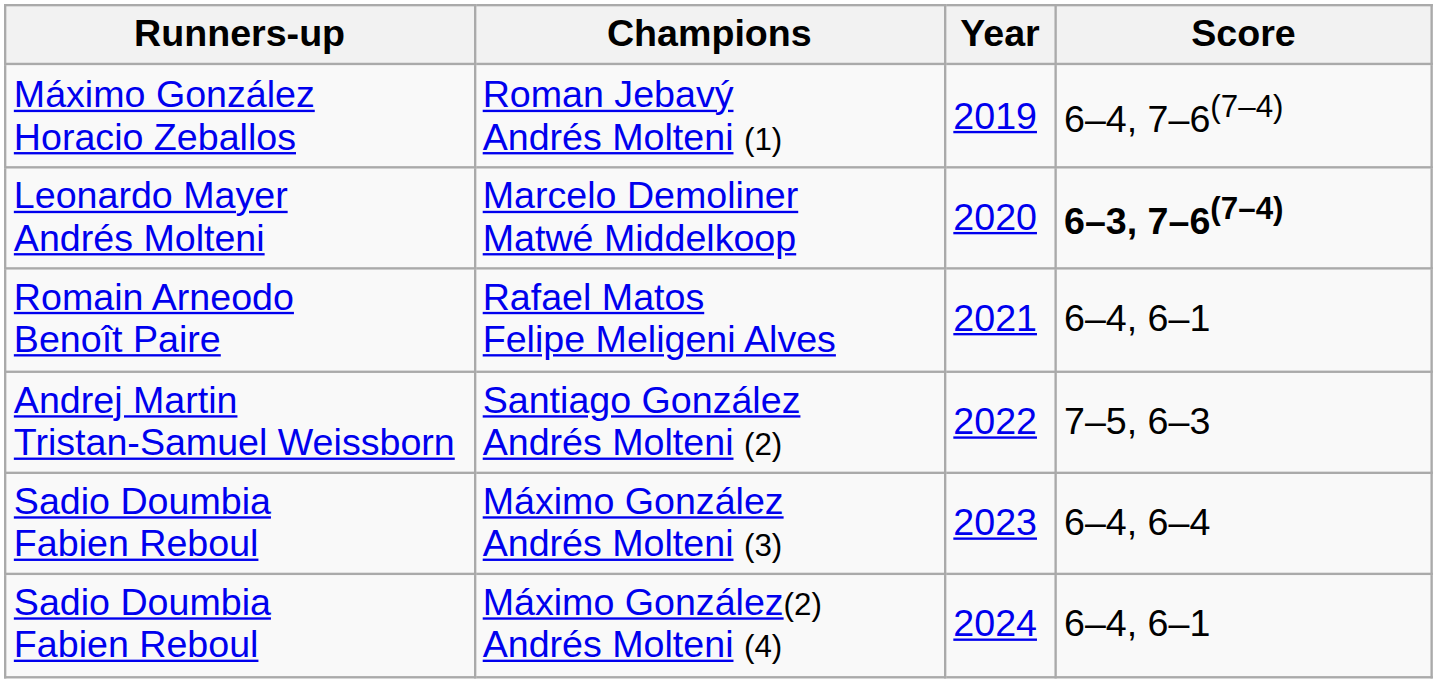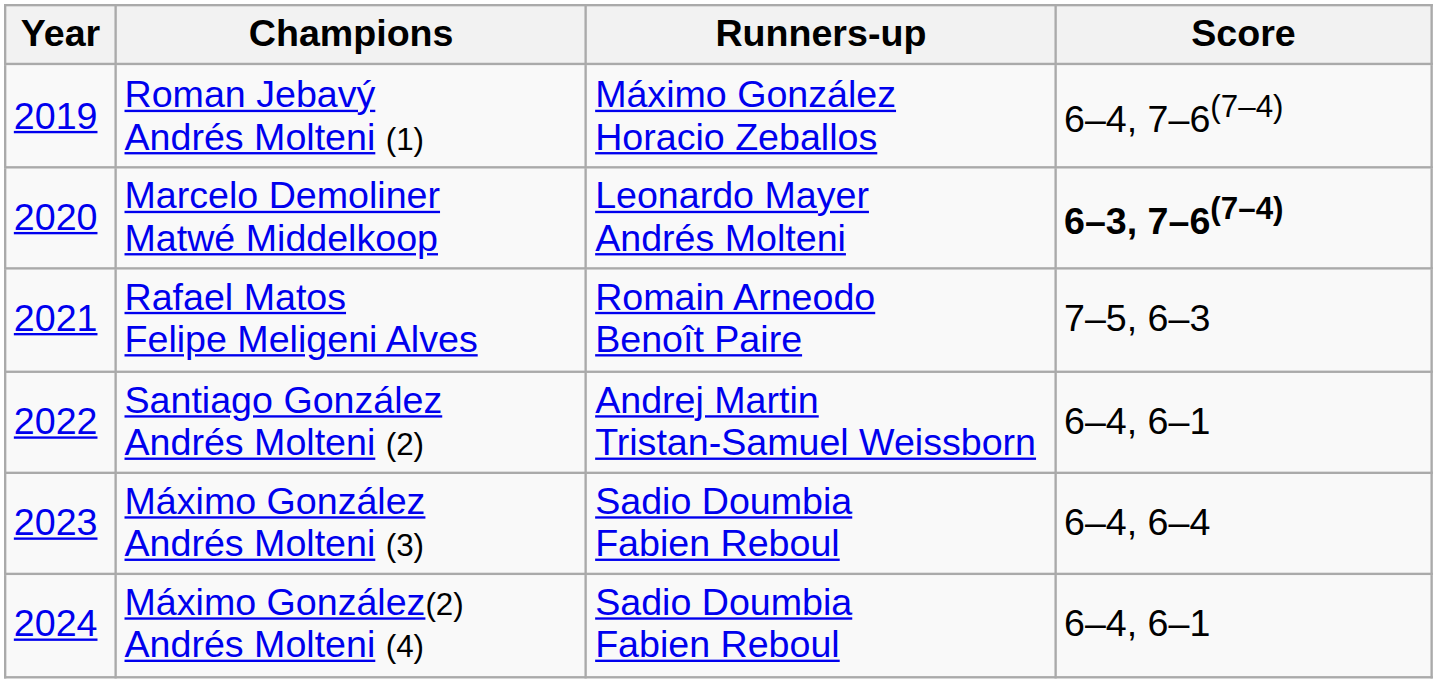columns swapped: (1000, 34) <-> (240, 34)
(1137, 318) 6–4, 6–1 -> (1137, 318) 7–5, 6–3
(1137, 420) 7–5, 6–3 -> (1137, 420) 6–4, 6–1
